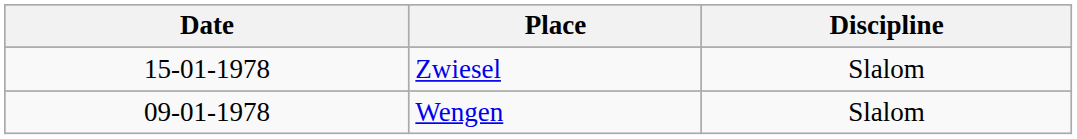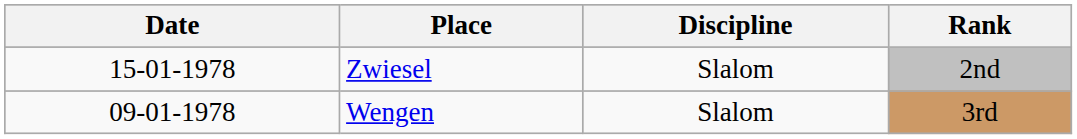+ column: (980, 25)
